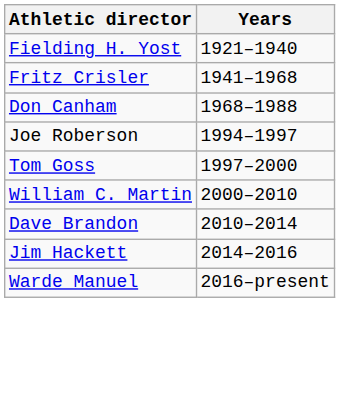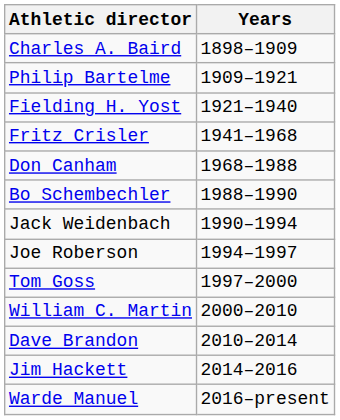+ row: (95, 49)
+ row: (90, 78)
+ row: (90, 195)
+ row: (90, 224)
